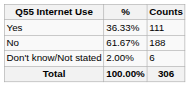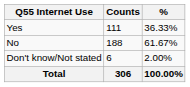columns swapped: (166, 12) <-> (125, 12)
